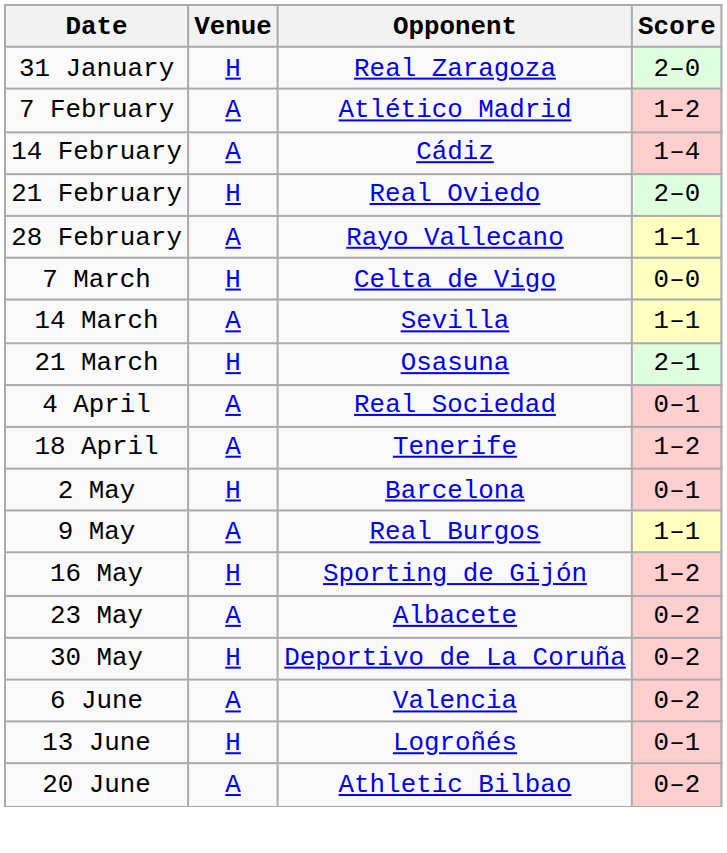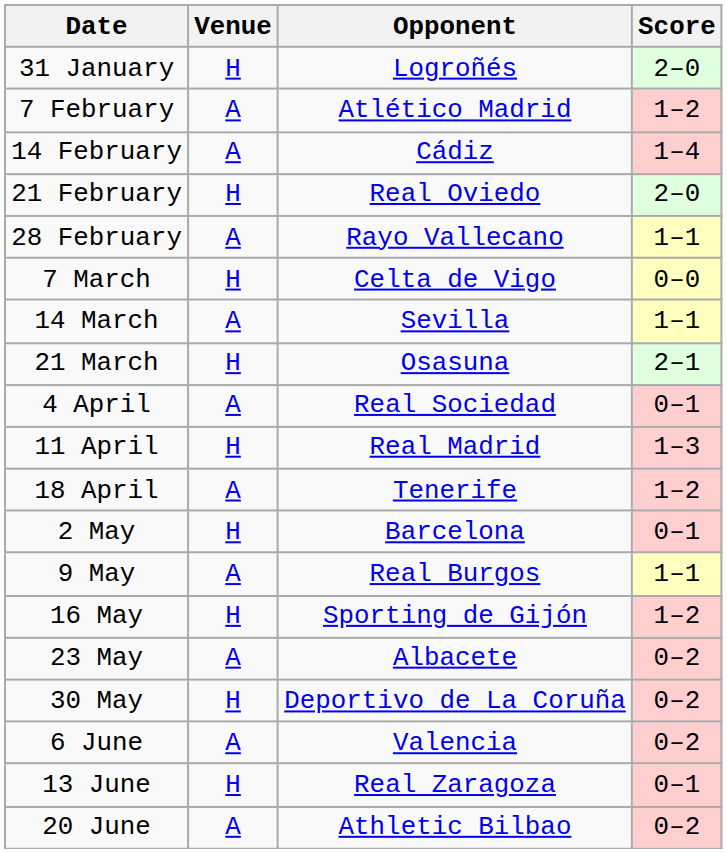(455, 68) Real Zaragoza -> (455, 68) Logroñés
+ row: (97, 448)
(455, 743) Logroñés -> (455, 785) Real Zaragoza
